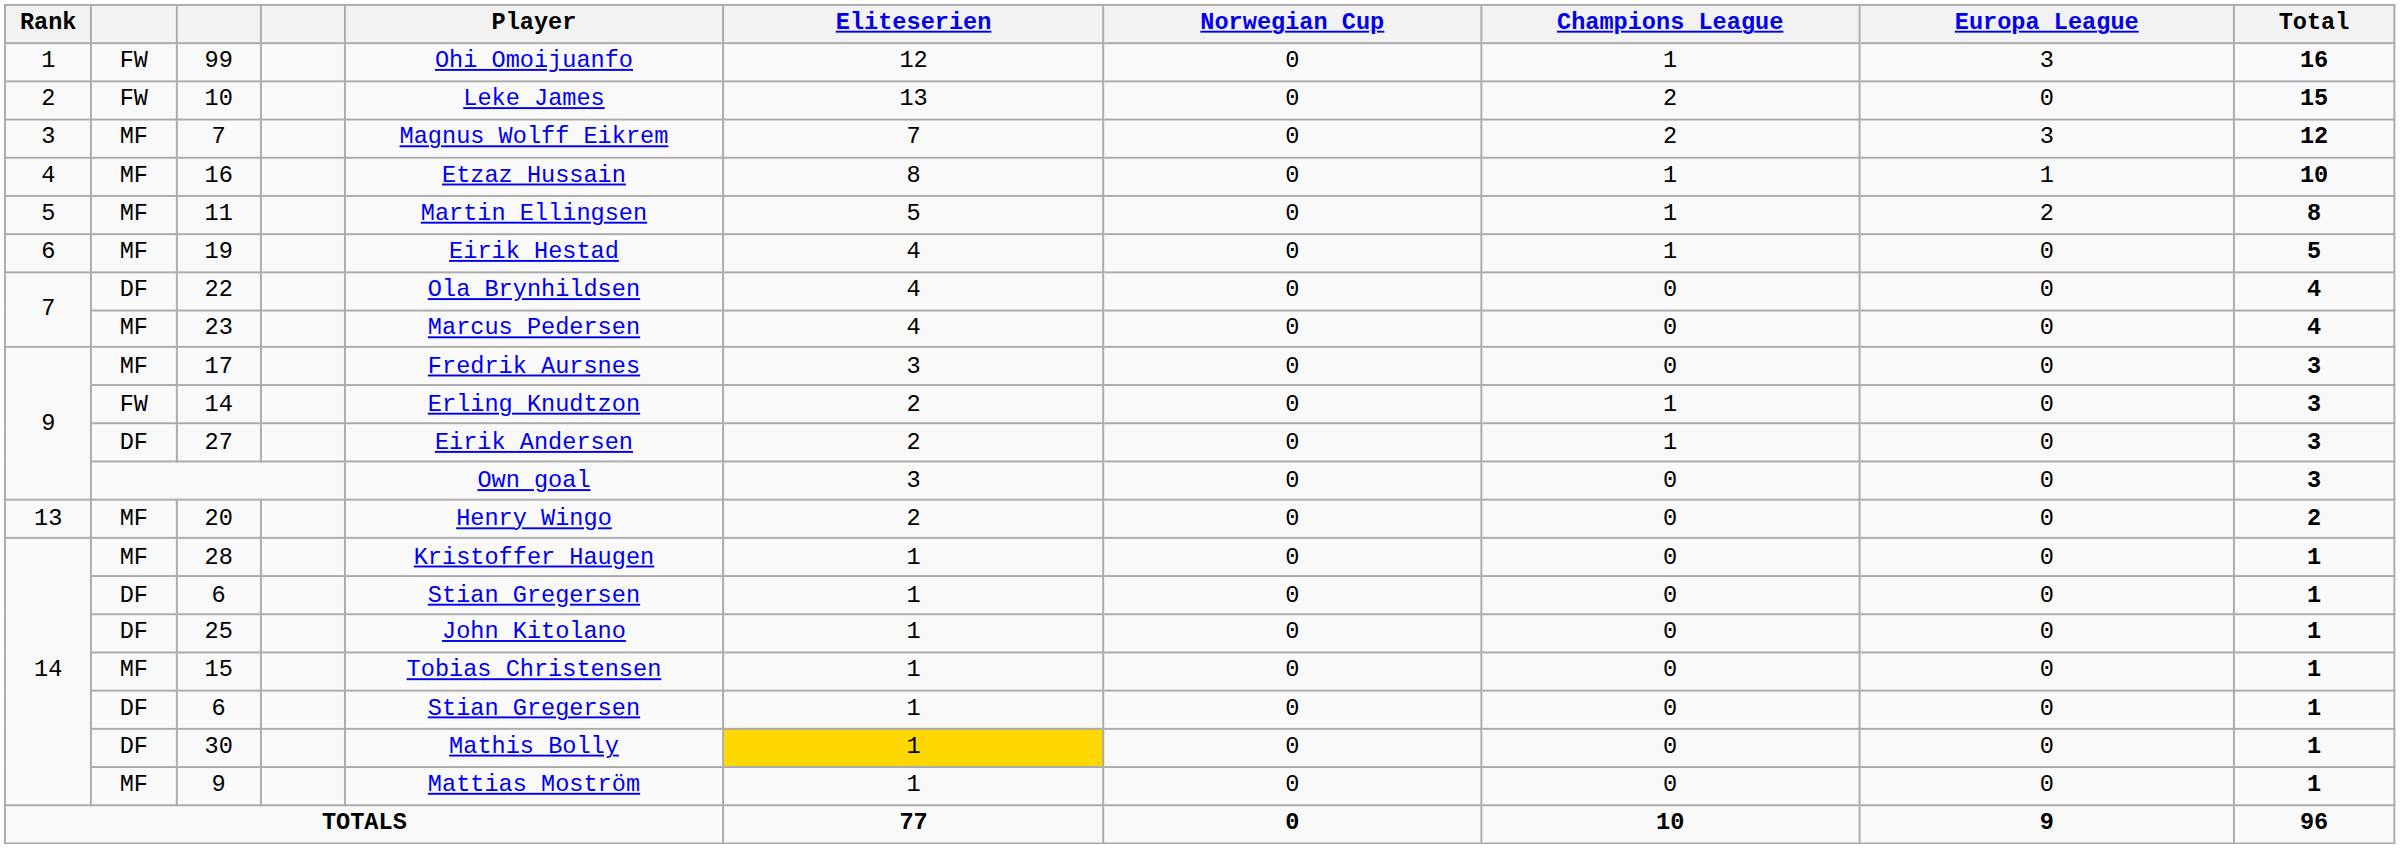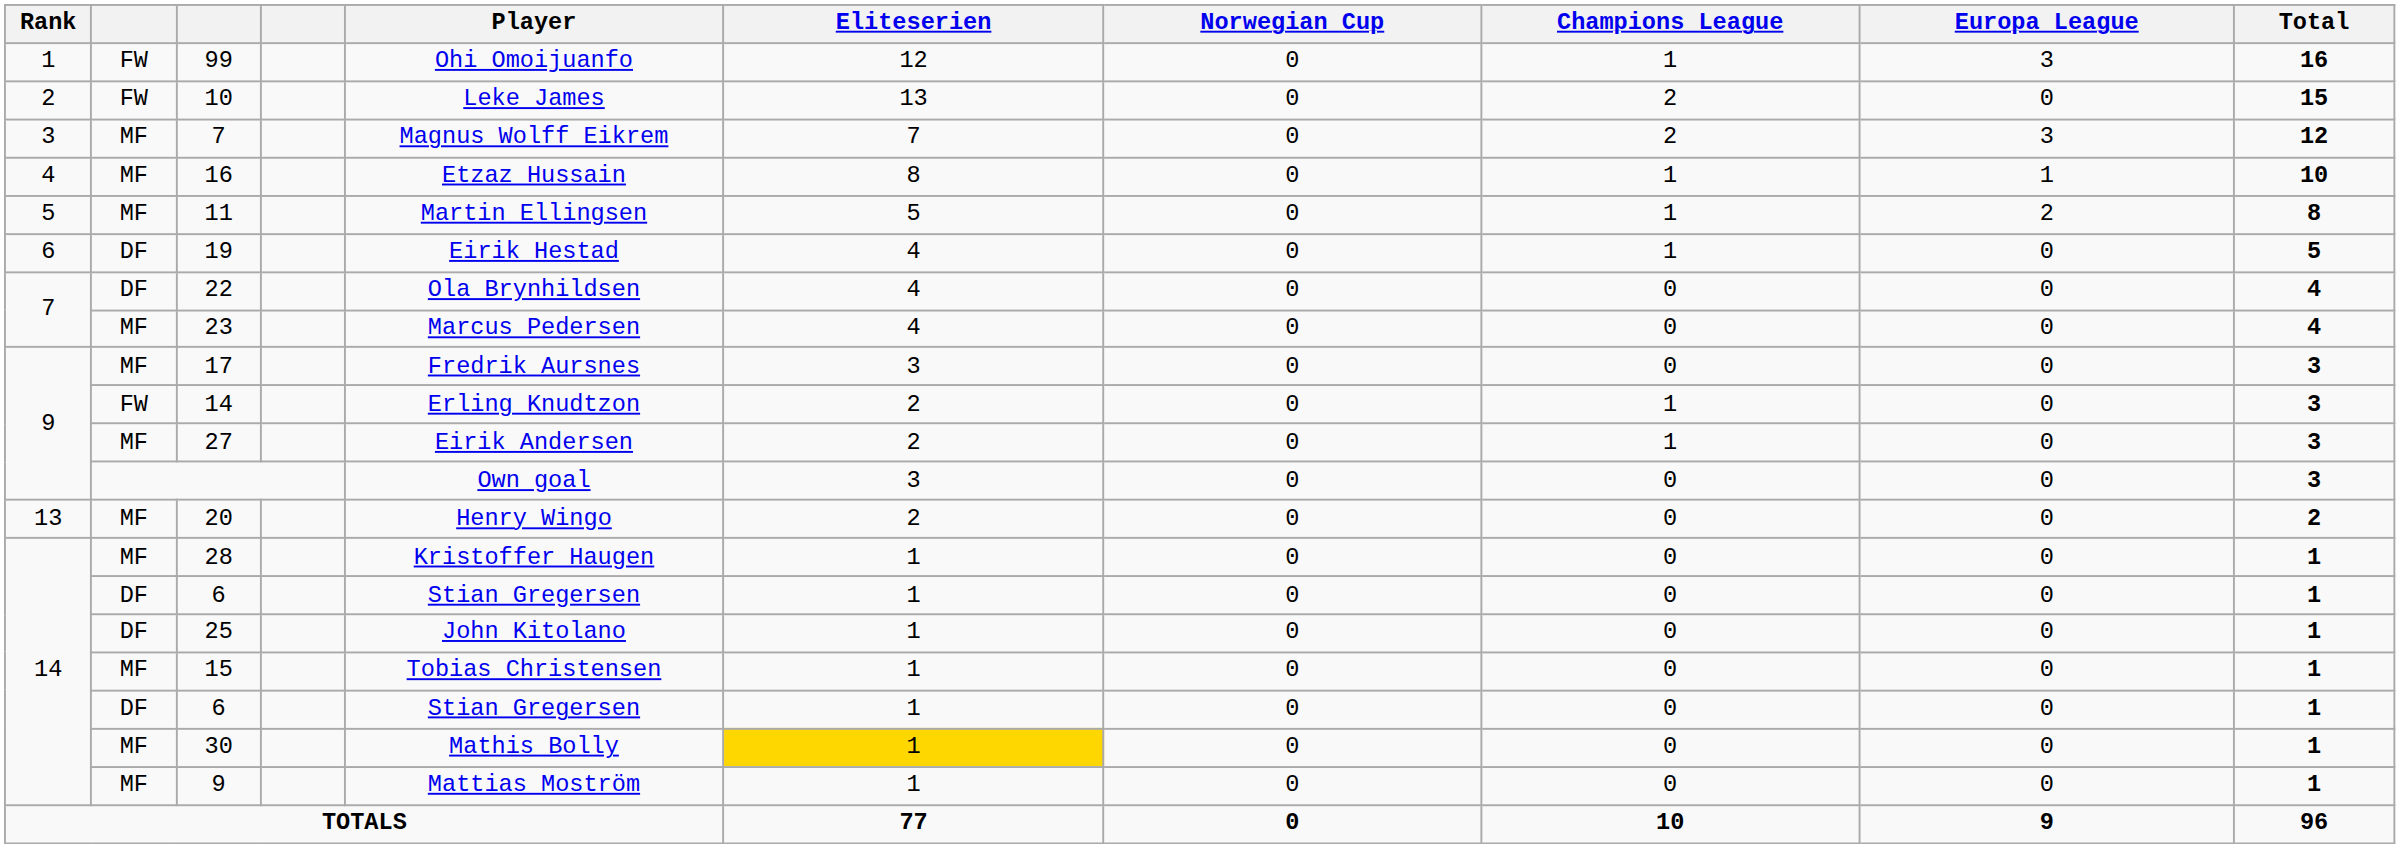(134, 253) MF -> (134, 253) DF
(134, 443) DF -> (134, 443) MF
(134, 748) DF -> (134, 748) MF
